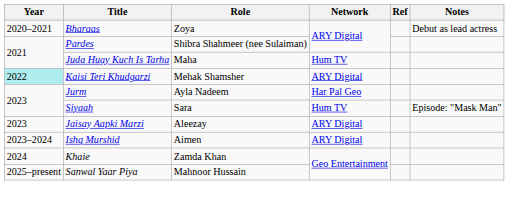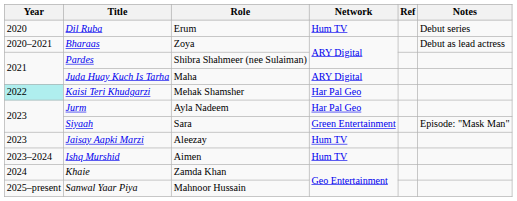+ row: (84, 28)
(329, 60) Hum TV -> (337, 76) ARY Digital
(337, 76) ARY Digital -> (336, 92) Har Pal Geo
(329, 108) Hum TV -> (354, 124) Green Entertainment
(337, 124) ARY Digital -> (329, 140) Hum TV
(337, 140) ARY Digital -> (329, 156) Hum TV
